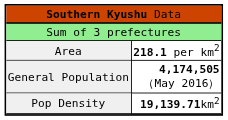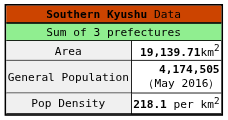(176, 51) 218.1 per km2 -> (180, 51) 19,139.71km2
(180, 103) 19,139.71km2 -> (176, 103) 218.1 per km2
